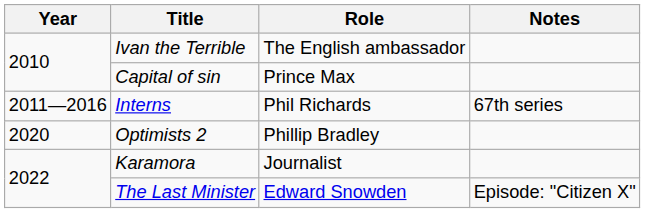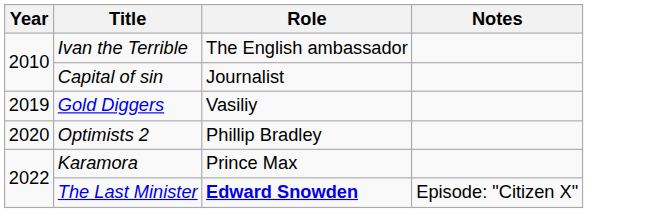(309, 76) Prince Max -> (245, 76) Journalist
- row: (143, 105)
+ row: (111, 105)
(303, 163) Journalist -> (252, 163) Prince Max
(335, 192) normal -> (282, 192) bold
